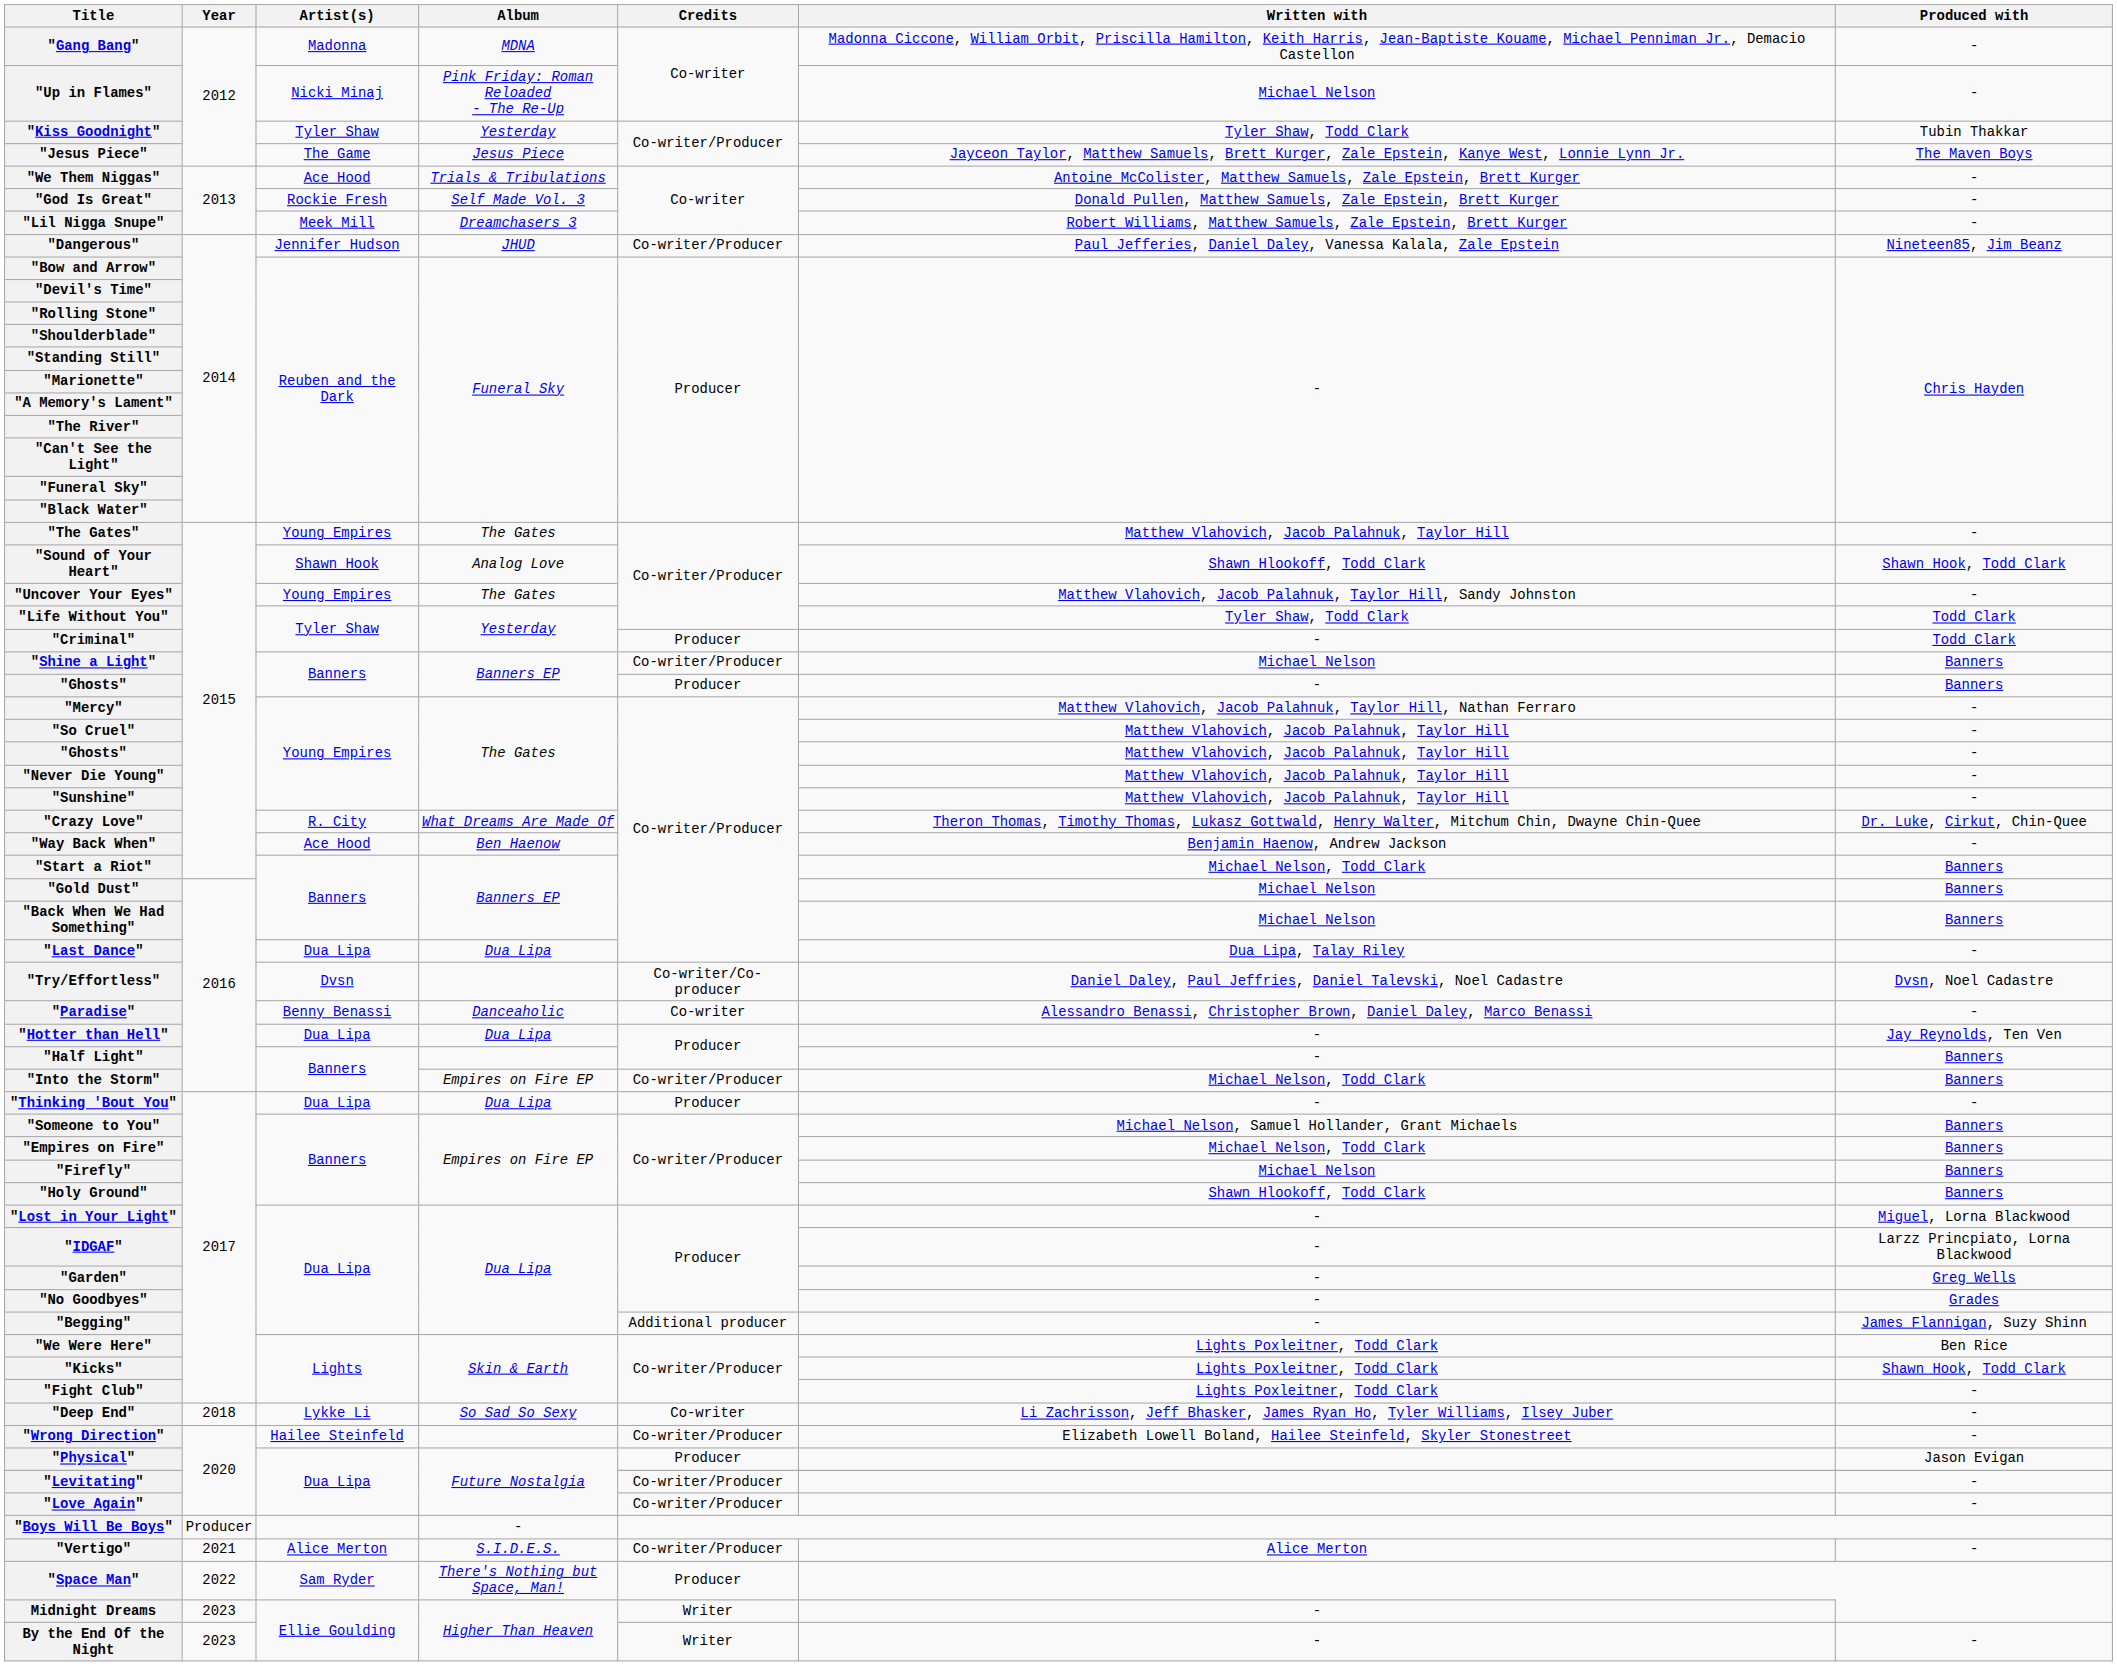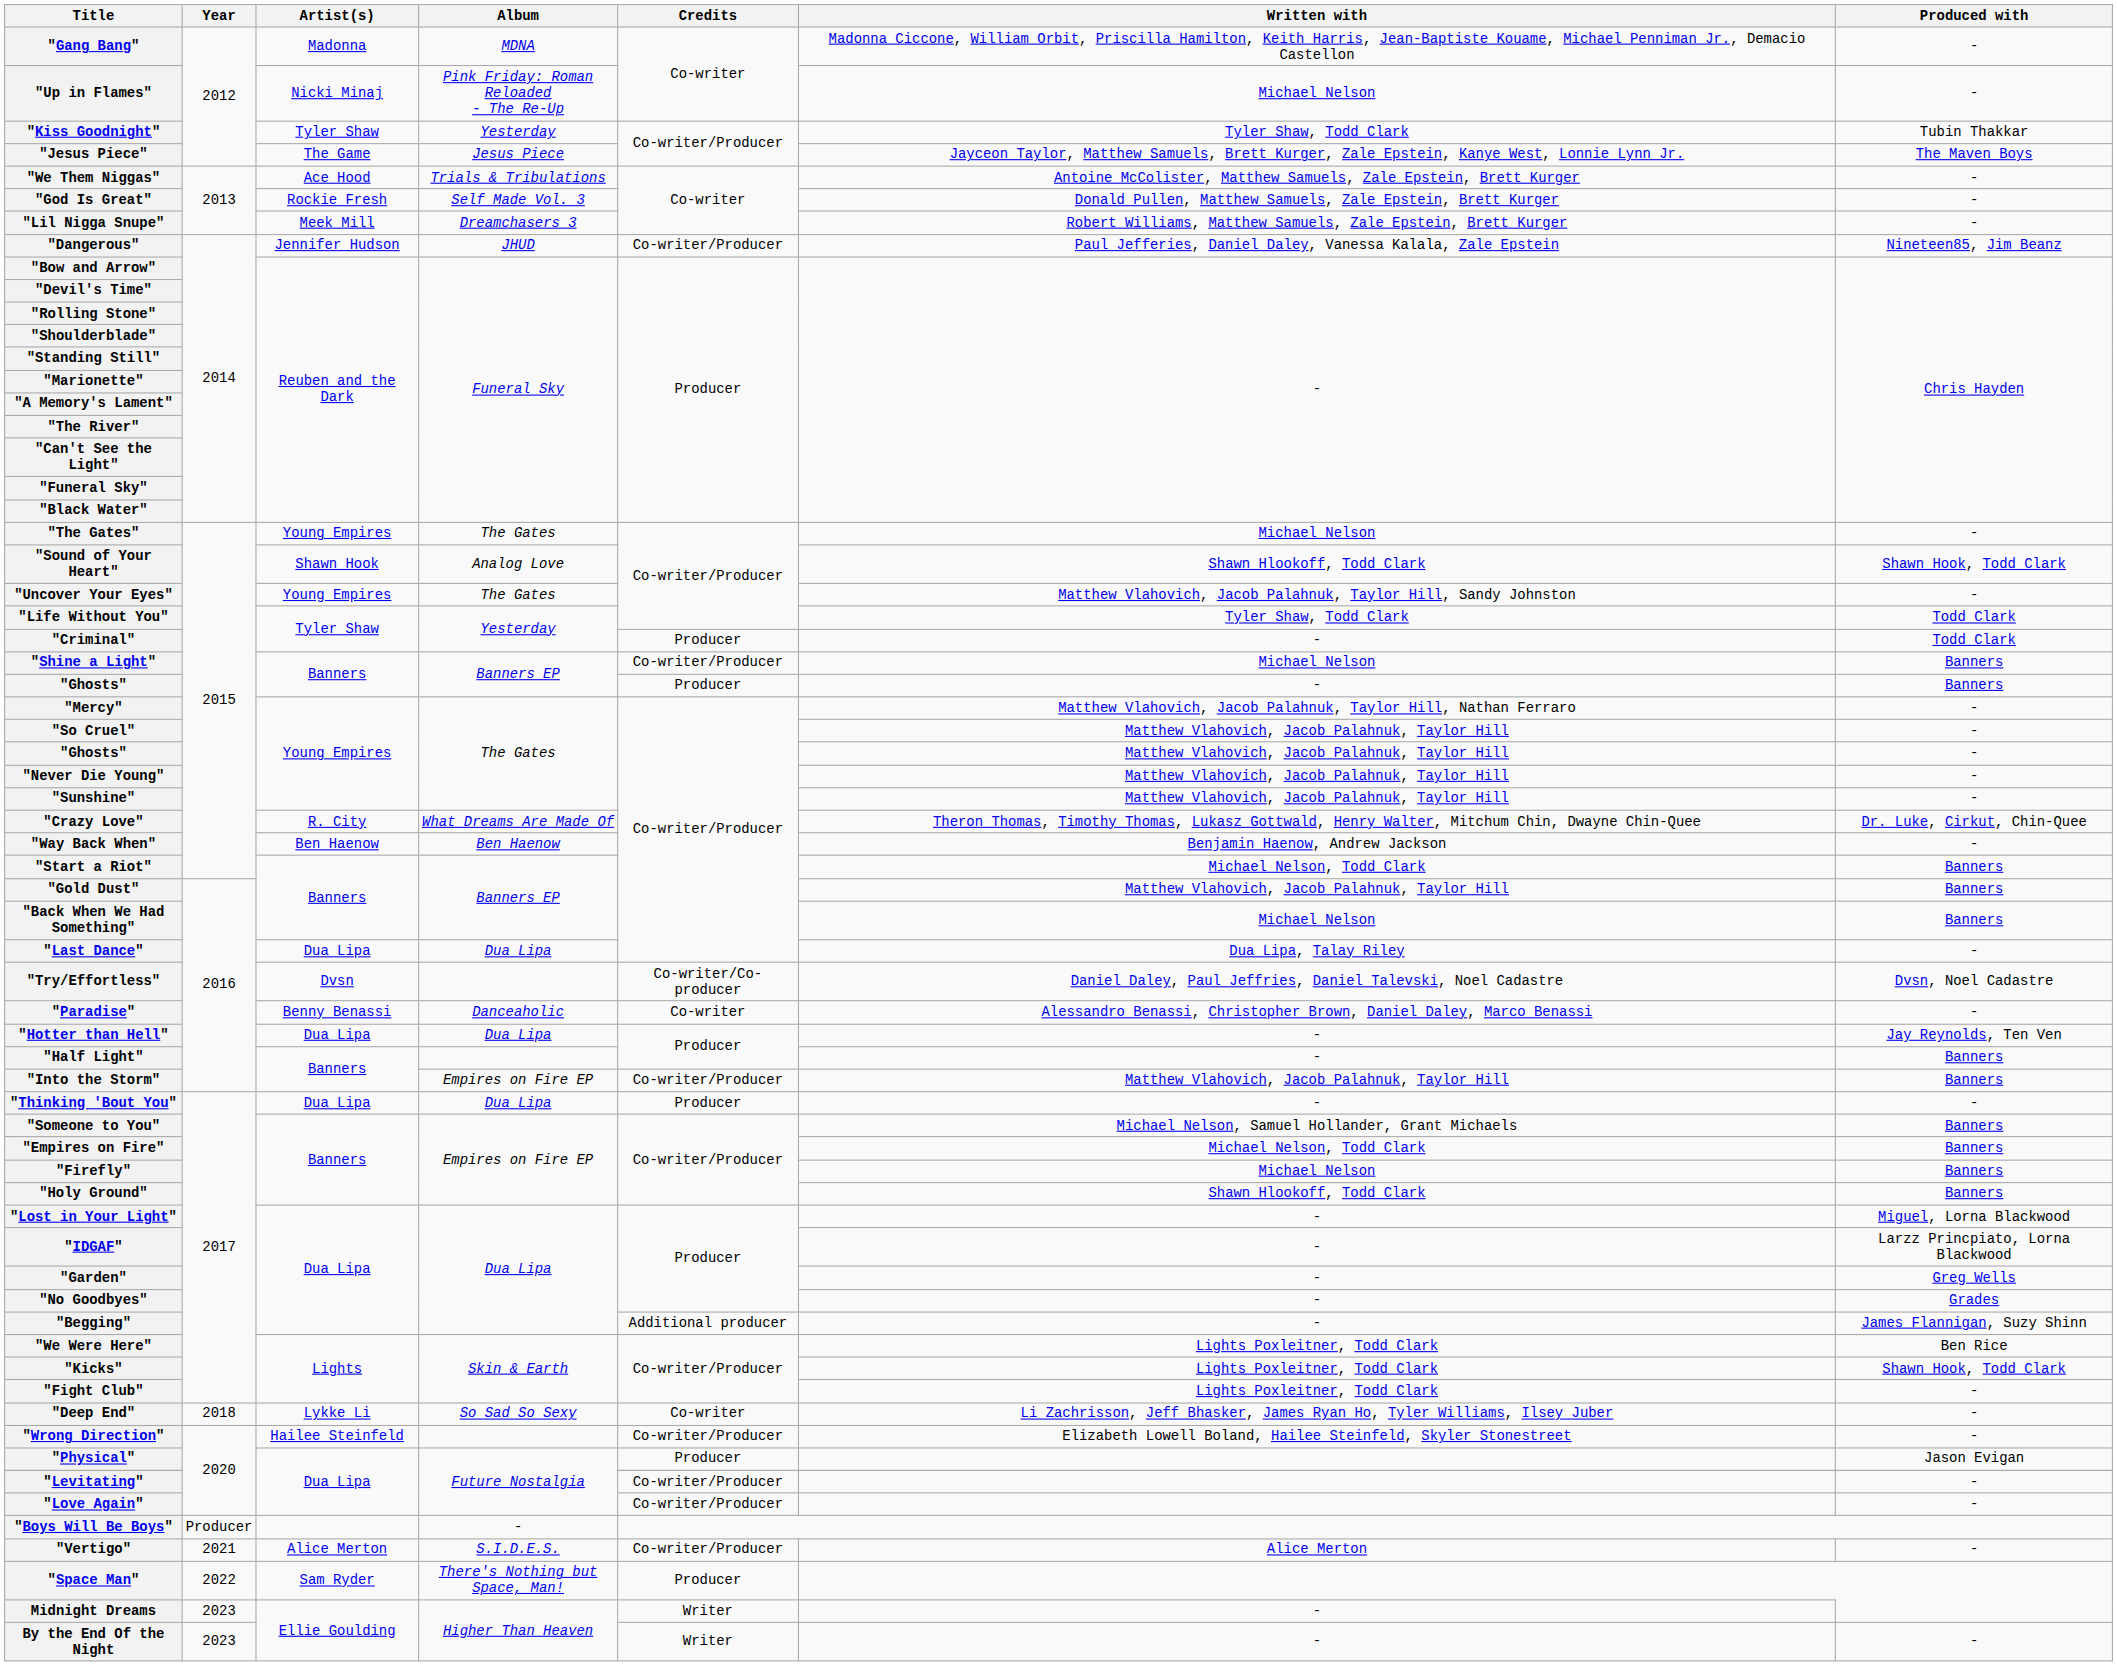(1317, 533) Matthew Vlahovich, Jacob Palahnuk, Taylor Hill -> (1317, 533) Michael Nelson
(337, 844) Ace Hood -> (337, 844) Ben Haenow
(1317, 890) Michael Nelson -> (1317, 890) Matthew Vlahovich, Jacob Palahnuk, Taylor Hill
(1317, 1080) Michael Nelson, Todd Clark -> (1317, 1080) Matthew Vlahovich, Jacob Palahnuk, Taylor Hill
